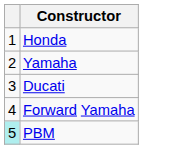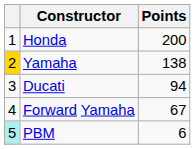+ column: (164, 16)
(12, 63) no background -> (12, 63) gold background
